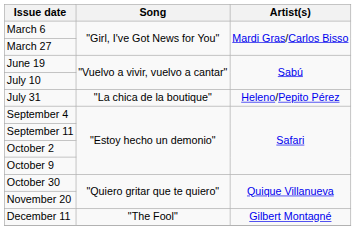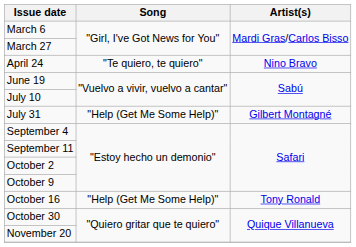+ row: (25, 64)
(153, 98) "La chica de la boutique" -> (153, 115) "Help (Get Me Some Help)"
(290, 98) Heleno/Pepito Pérez -> (290, 115) Gilbert Montagné
+ row: (33, 200)
- row: (39, 217)
